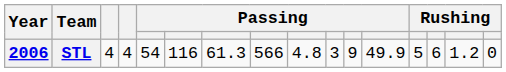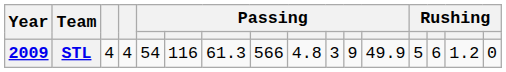(29, 53) 2006 -> (29, 53) 2009
